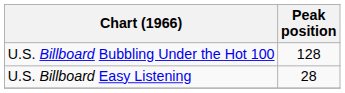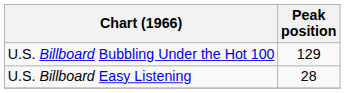(309, 54) 128 -> (309, 54) 129
